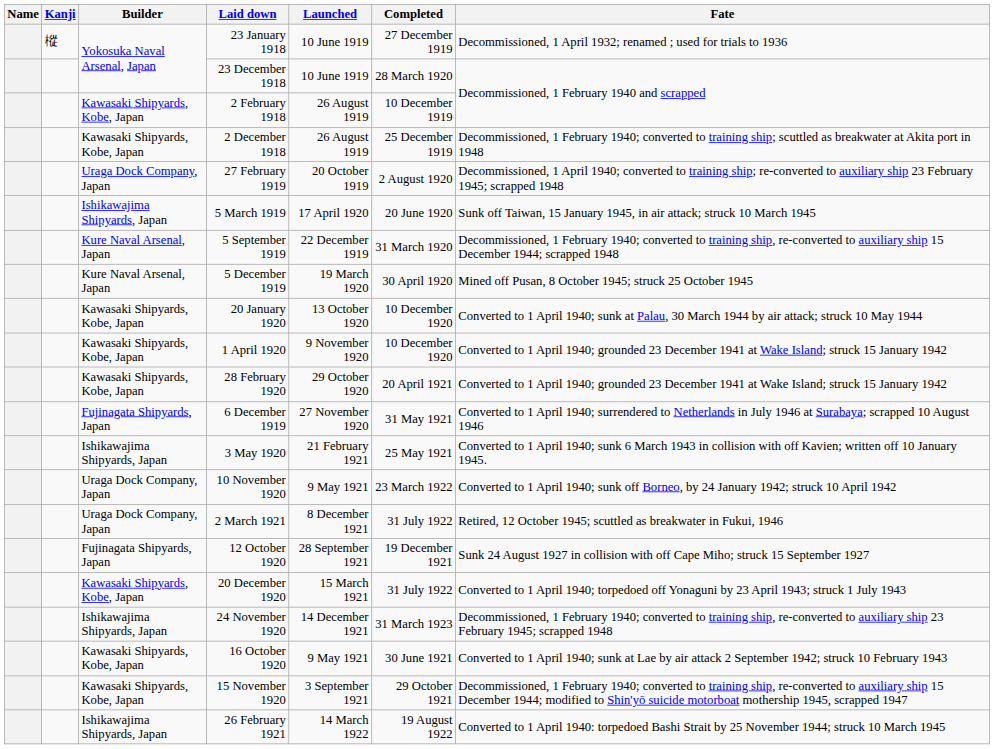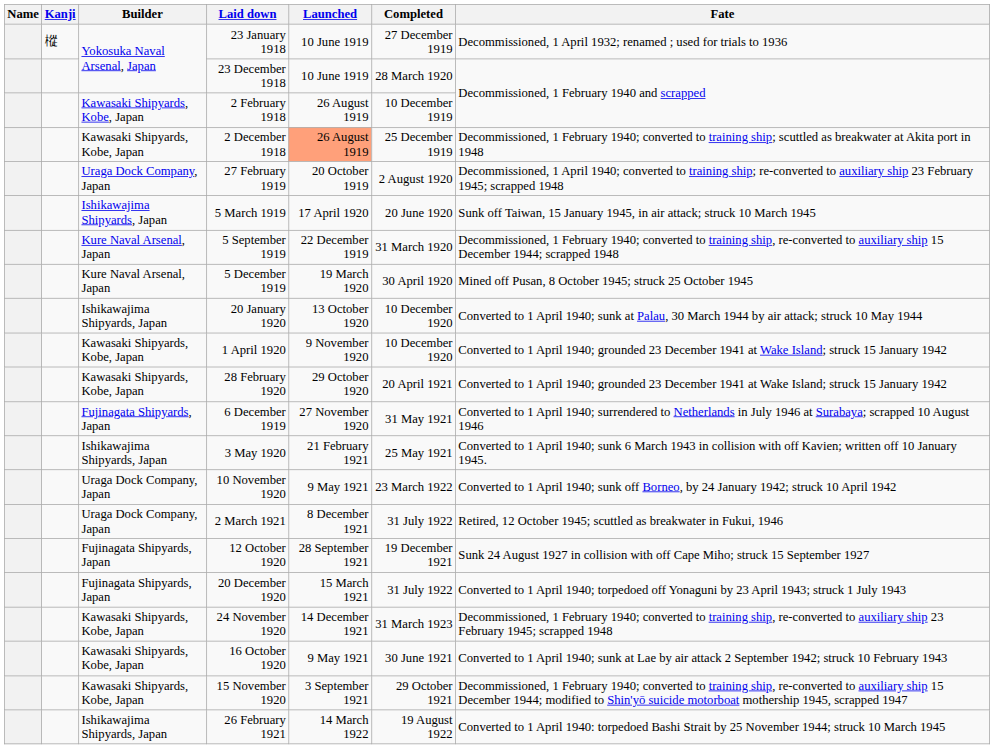(343, 144) no background -> (343, 144) lightsalmon background
(135, 315) Kawasaki Shipyards, Kobe, Japan -> (124, 315) Ishikawajima Shipyards, Japan
(135, 589) Kawasaki Shipyards, Kobe, Japan -> (137, 589) Fujinagata Shipyards, Japan
(124, 624) Ishikawajima Shipyards, Japan -> (135, 624) Kawasaki Shipyards, Kobe, Japan
